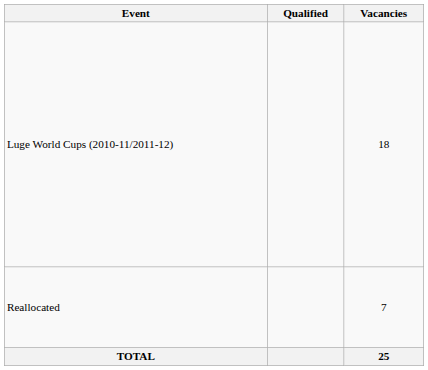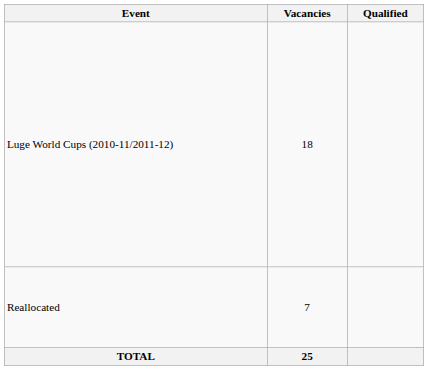columns swapped: (384, 13) <-> (306, 13)
